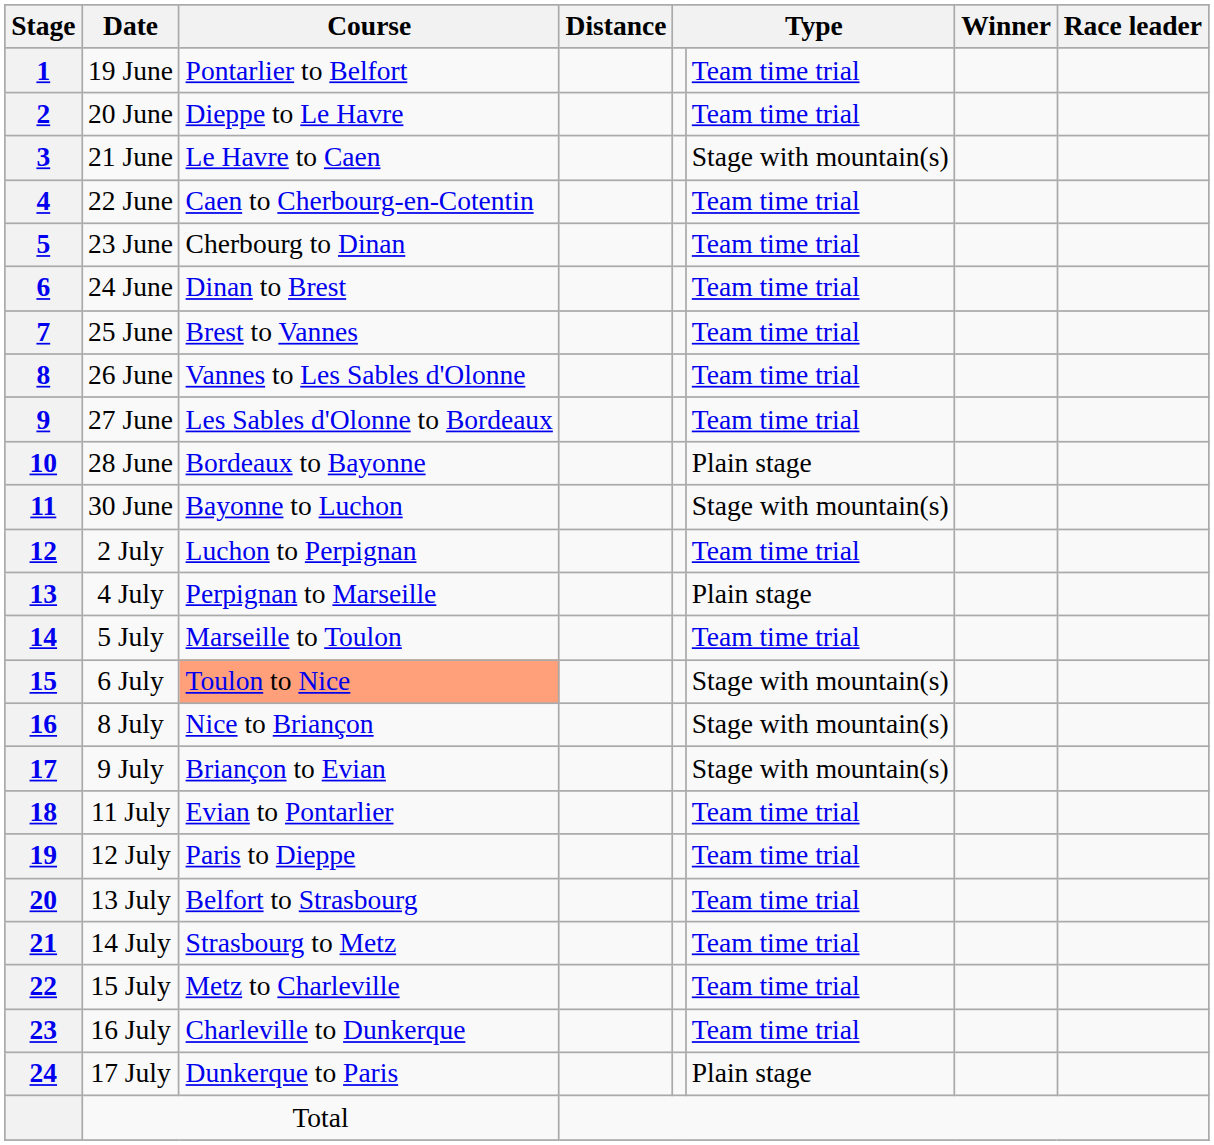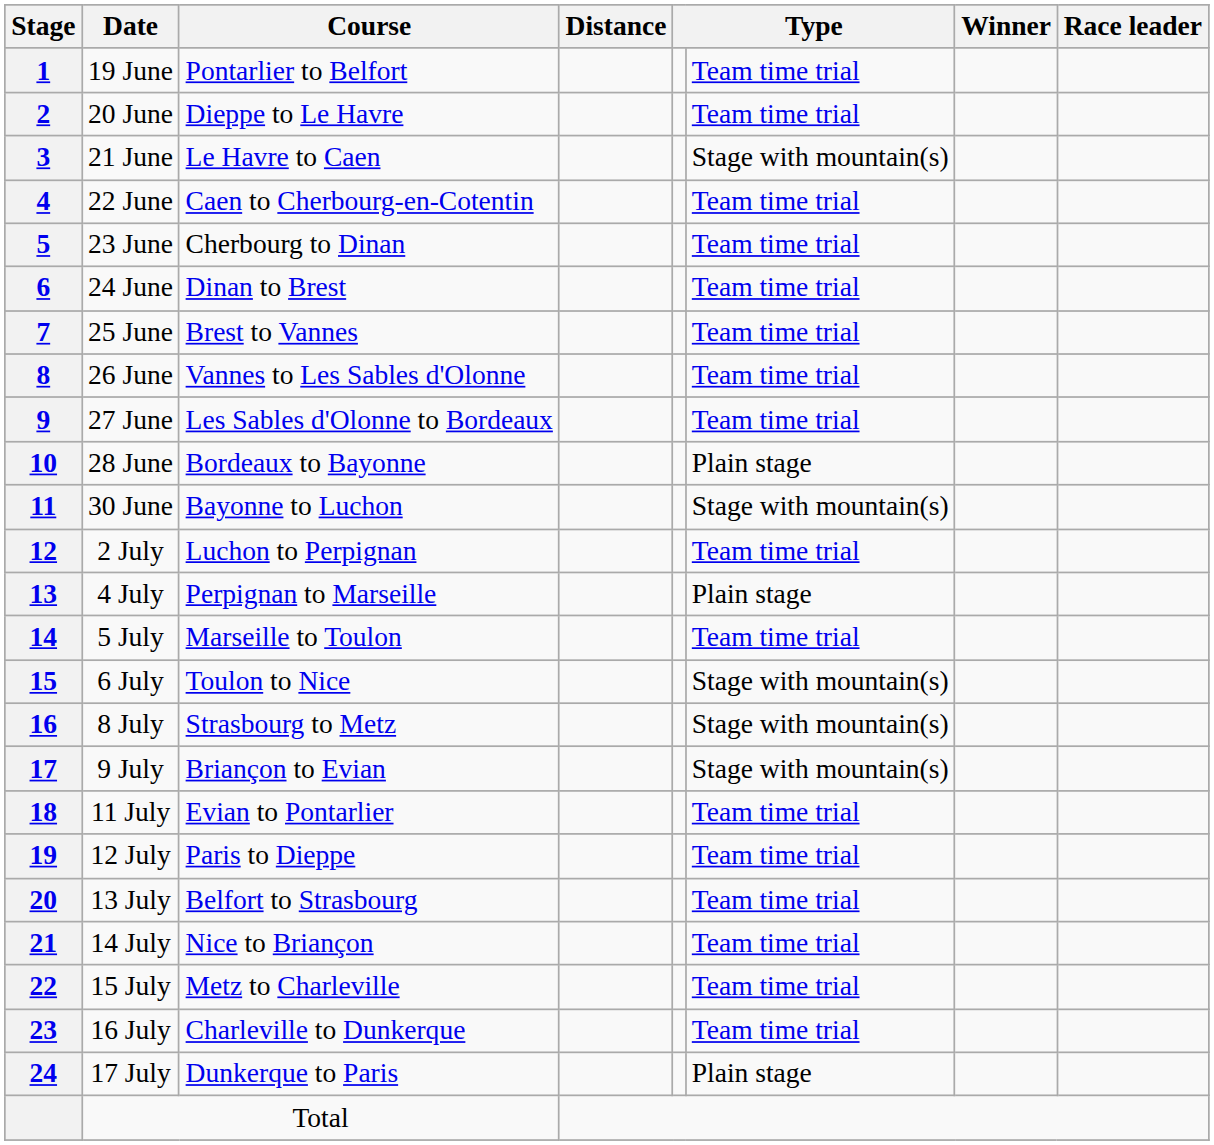(268, 680) lightsalmon background -> (268, 680) no background
(280, 724) Nice to Briançon -> (291, 724) Strasbourg to Metz
(291, 942) Strasbourg to Metz -> (280, 942) Nice to Briançon
